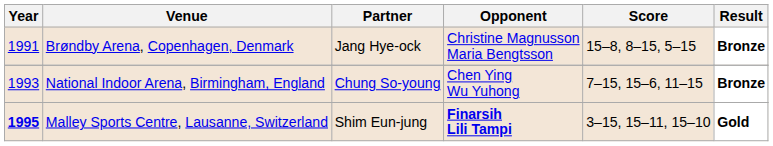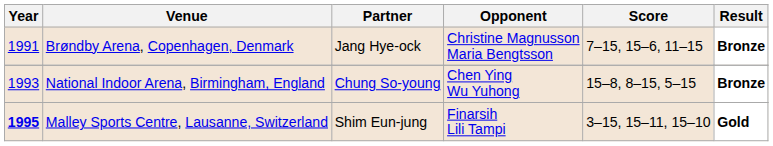(641, 46) 15–8, 8–15, 5–15 -> (644, 46) 7–15, 15–6, 11–15
(644, 84) 7–15, 15–6, 11–15 -> (641, 84) 15–8, 8–15, 5–15
(479, 122) bold -> (476, 122) normal
